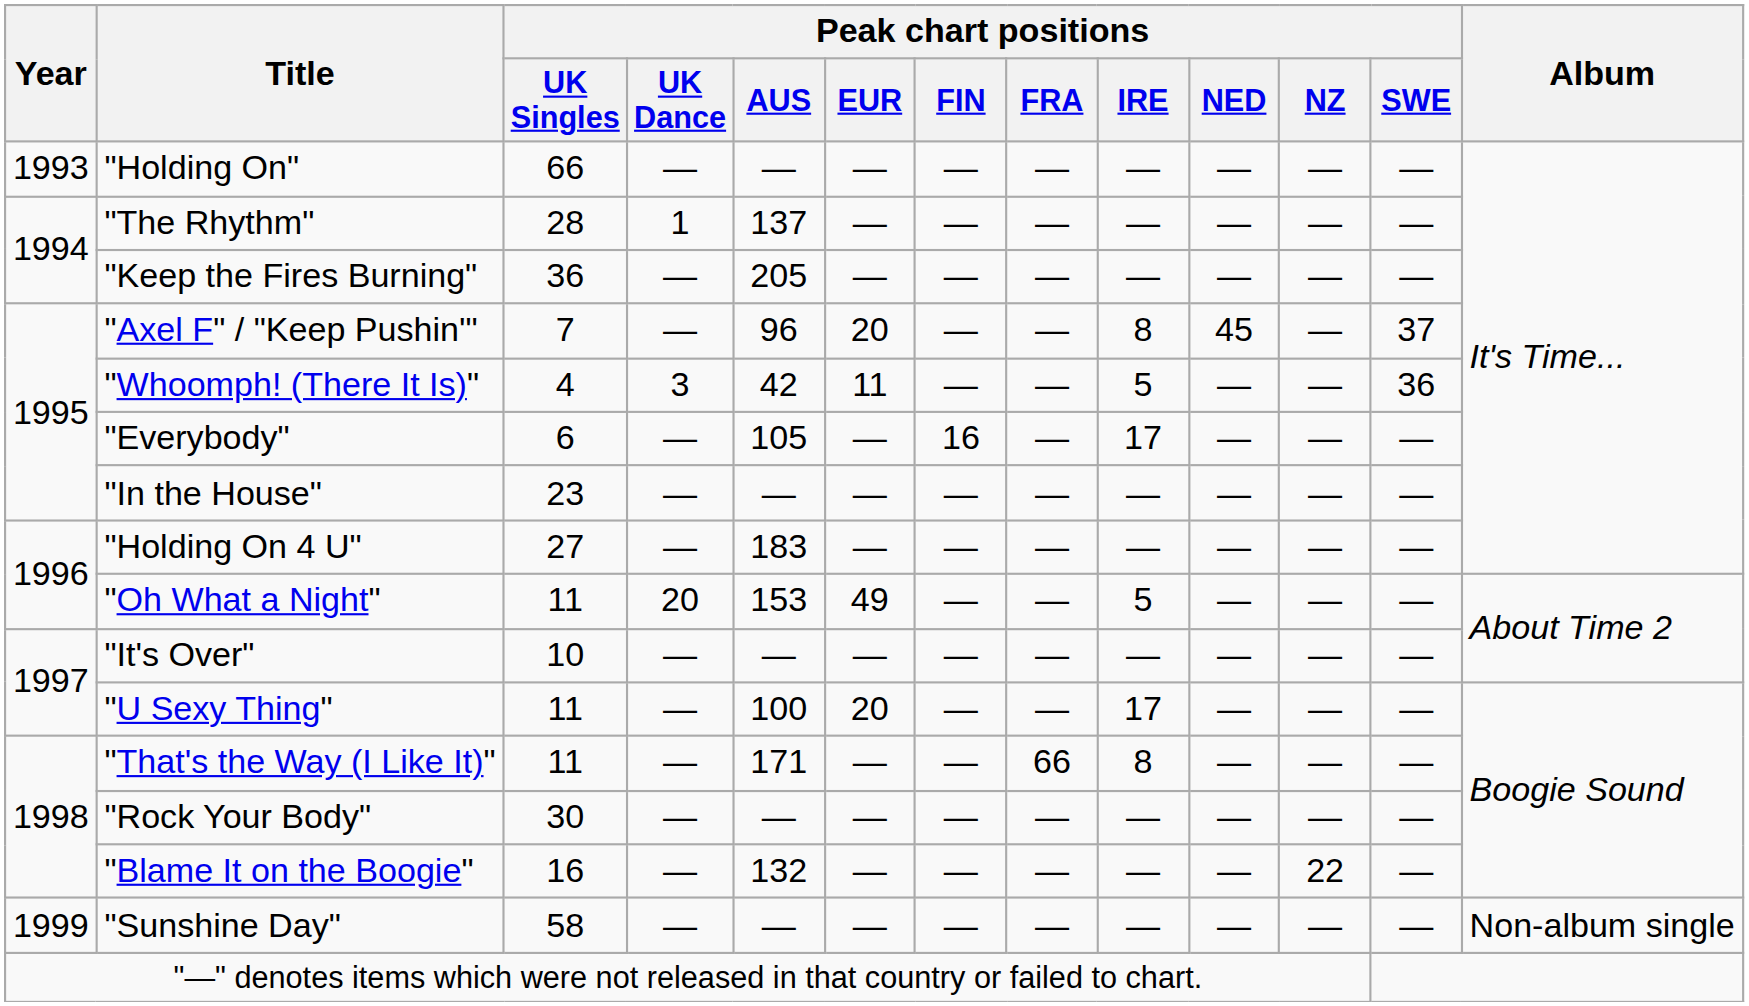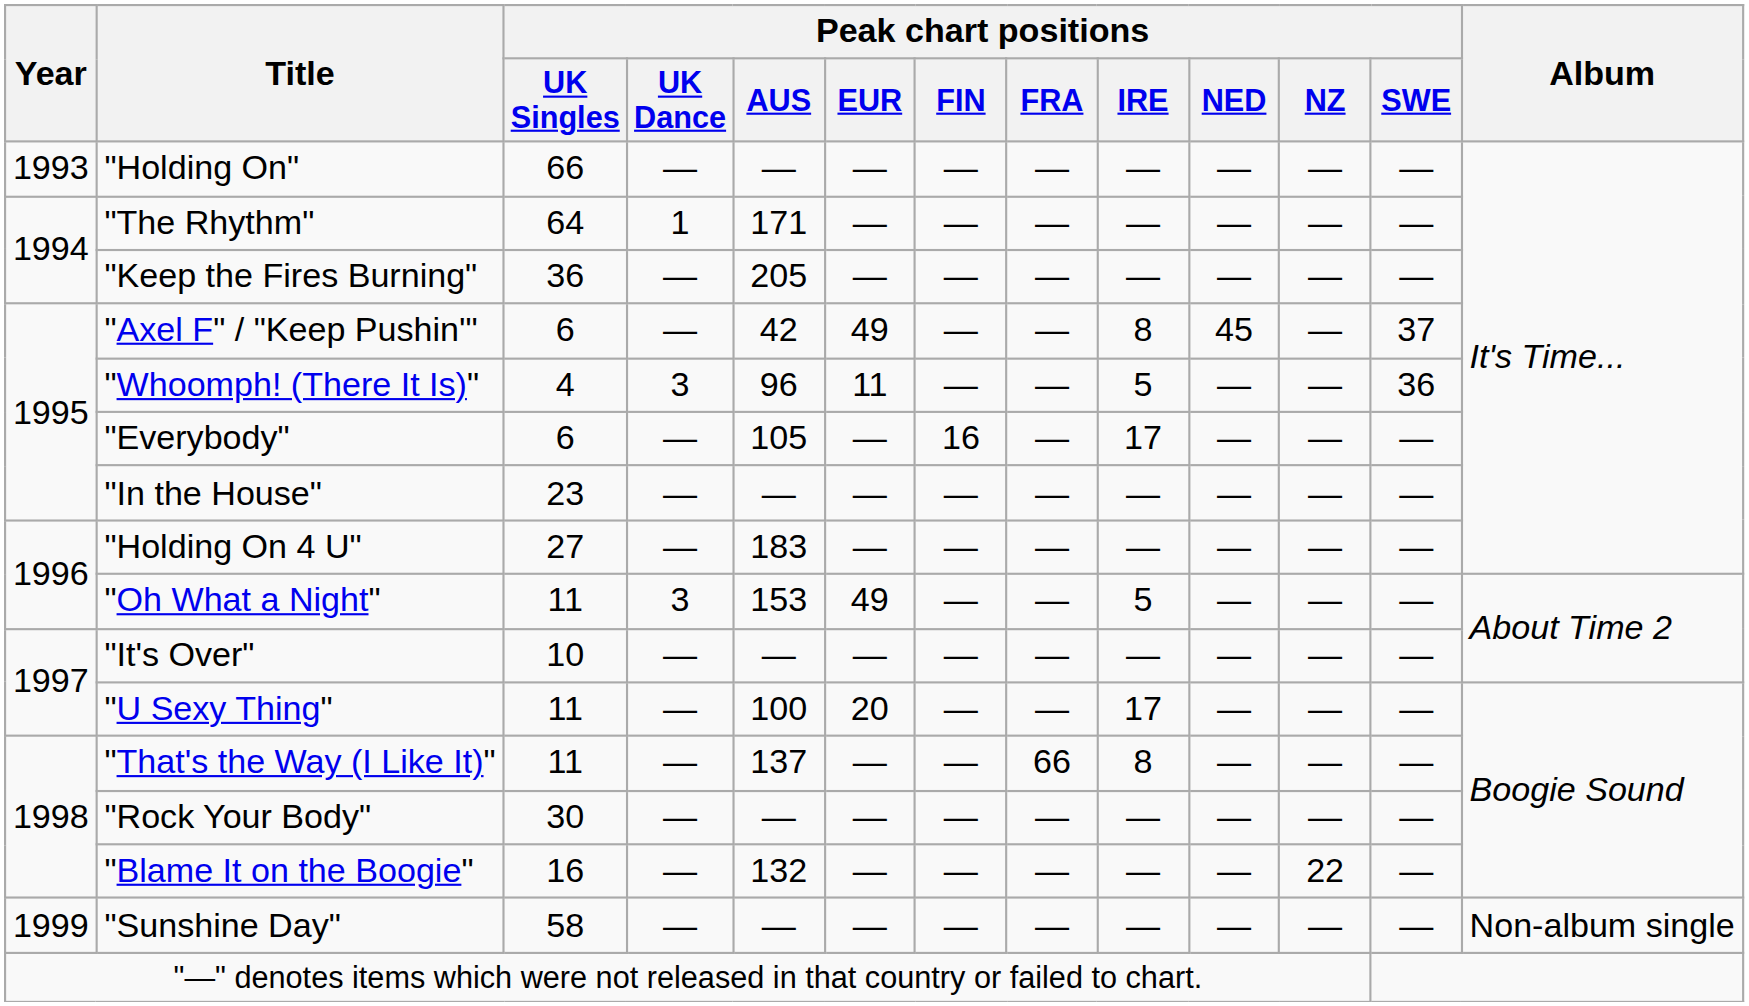(565, 222) 28 -> (565, 222) 64
(779, 222) 137 -> (779, 222) 171
(565, 330) 7 -> (565, 330) 6
(779, 330) 96 -> (779, 330) 42
(870, 330) 20 -> (870, 330) 49
(779, 384) 42 -> (779, 384) 96
(680, 600) 20 -> (680, 600) 3
(779, 762) 171 -> (779, 762) 137
